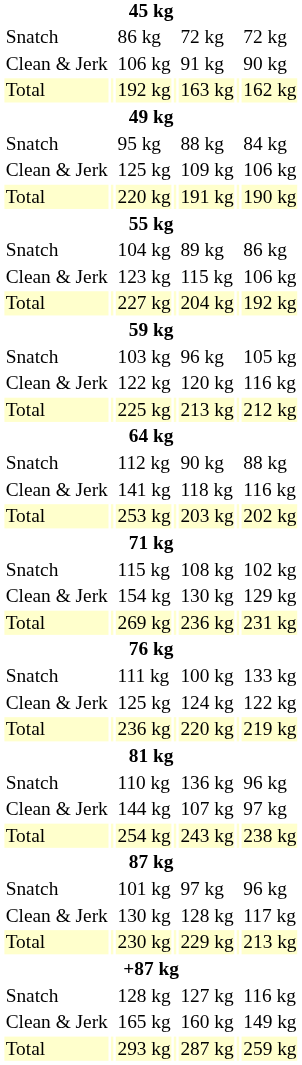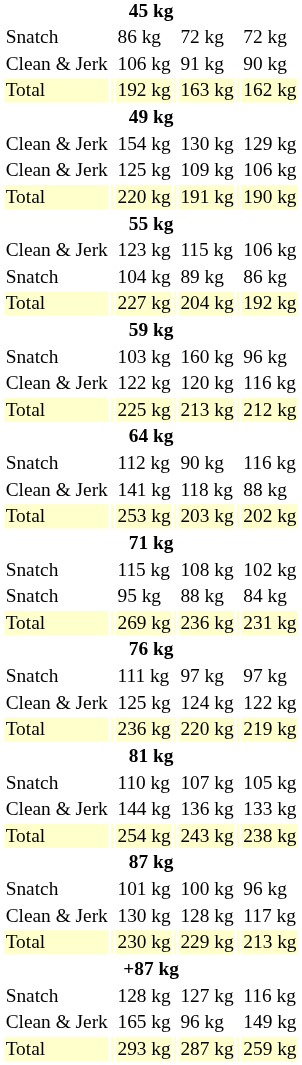rows swapped: (32, 143) <-> (57, 596)
rows swapped: (32, 249) <-> (57, 276)
(202, 356) 96 kg -> (207, 356) 160 kg
(270, 356) 105 kg -> (265, 356) 96 kg
(265, 462) 88 kg -> (270, 462) 116 kg
(270, 489) 116 kg -> (265, 489) 88 kg
(207, 675) 100 kg -> (202, 675) 97 kg
(270, 675) 133 kg -> (265, 675) 97 kg
(207, 782) 136 kg -> (207, 782) 107 kg
(265, 782) 96 kg -> (270, 782) 105 kg
(207, 809) 107 kg -> (207, 809) 136 kg
(265, 809) 97 kg -> (270, 809) 133 kg
(202, 888) 97 kg -> (207, 888) 100 kg
(207, 1021) 160 kg -> (202, 1021) 96 kg
